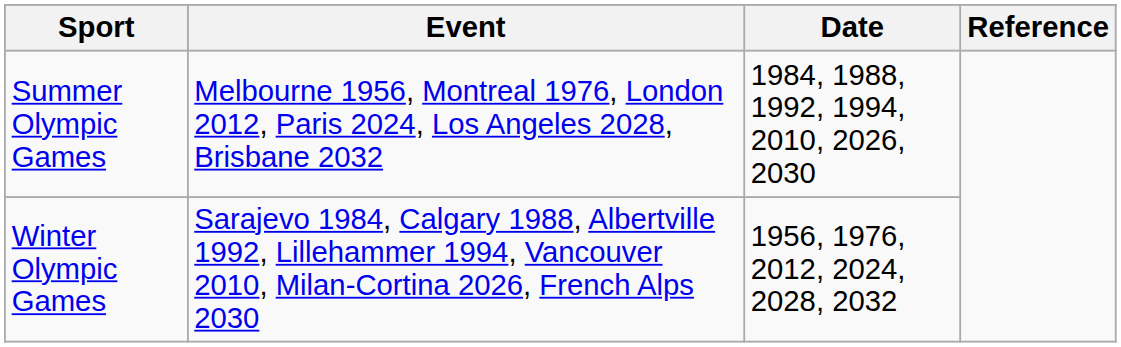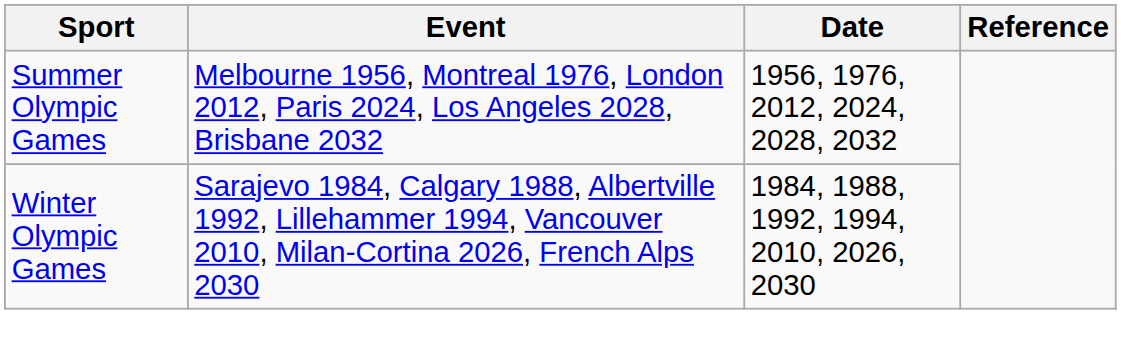(828, 123) 1984, 1988, 1992, 1994, 2010, 2026, 2030 -> (828, 107) 1956, 1976, 2012, 2024, 2028, 2032
(828, 268) 1956, 1976, 2012, 2024, 2028, 2032 -> (828, 235) 1984, 1988, 1992, 1994, 2010, 2026, 2030
